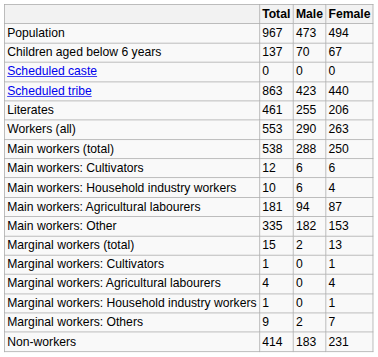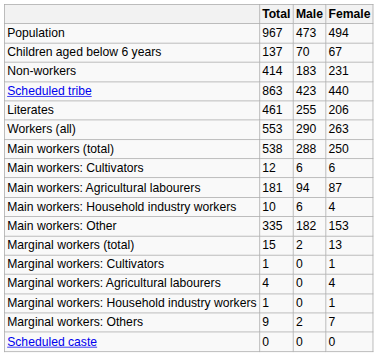rows swapped: (52, 71) <-> (42, 341)
rows swapped: (104, 206) <-> (122, 187)
